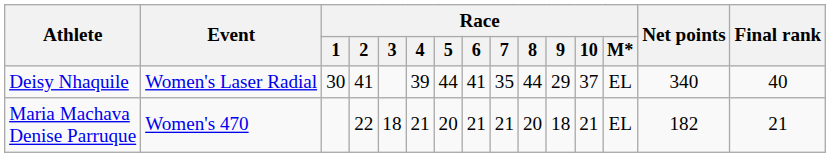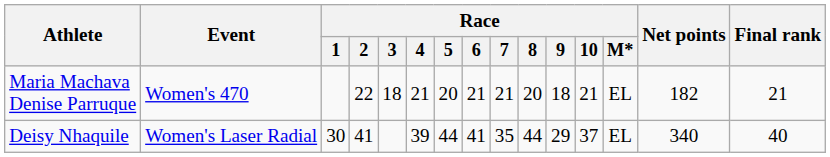rows swapped: (69, 82) <-> (73, 125)
